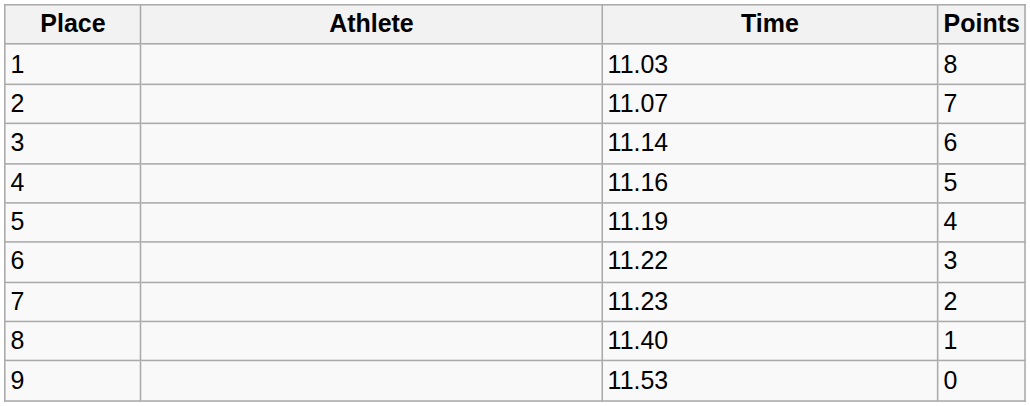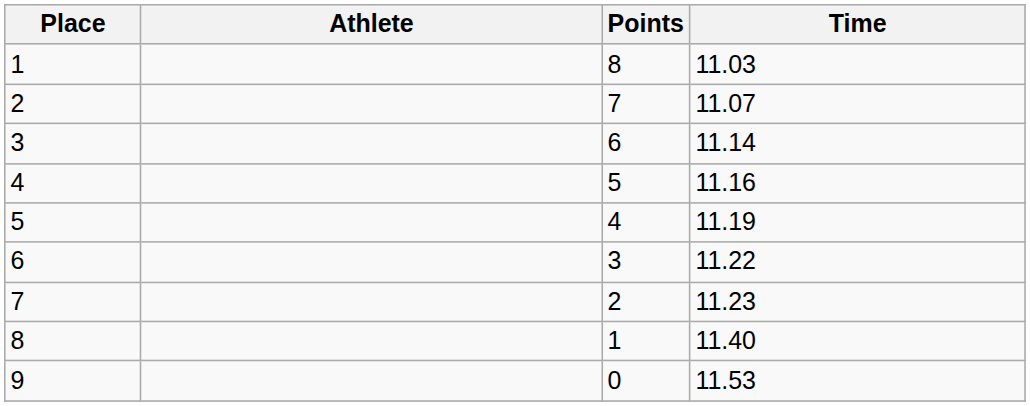columns swapped: (770, 24) <-> (982, 24)
